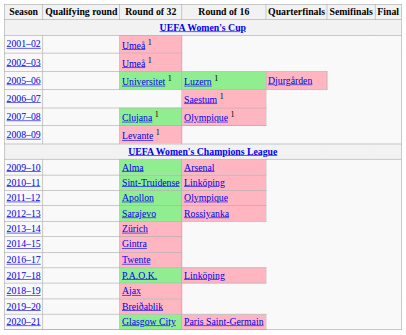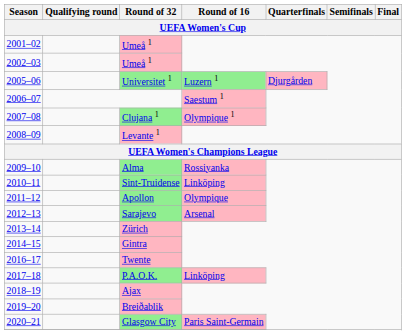(199, 167) Arsenal -> (207, 167) Rossiyanka
(207, 213) Rossiyanka -> (199, 213) Arsenal
